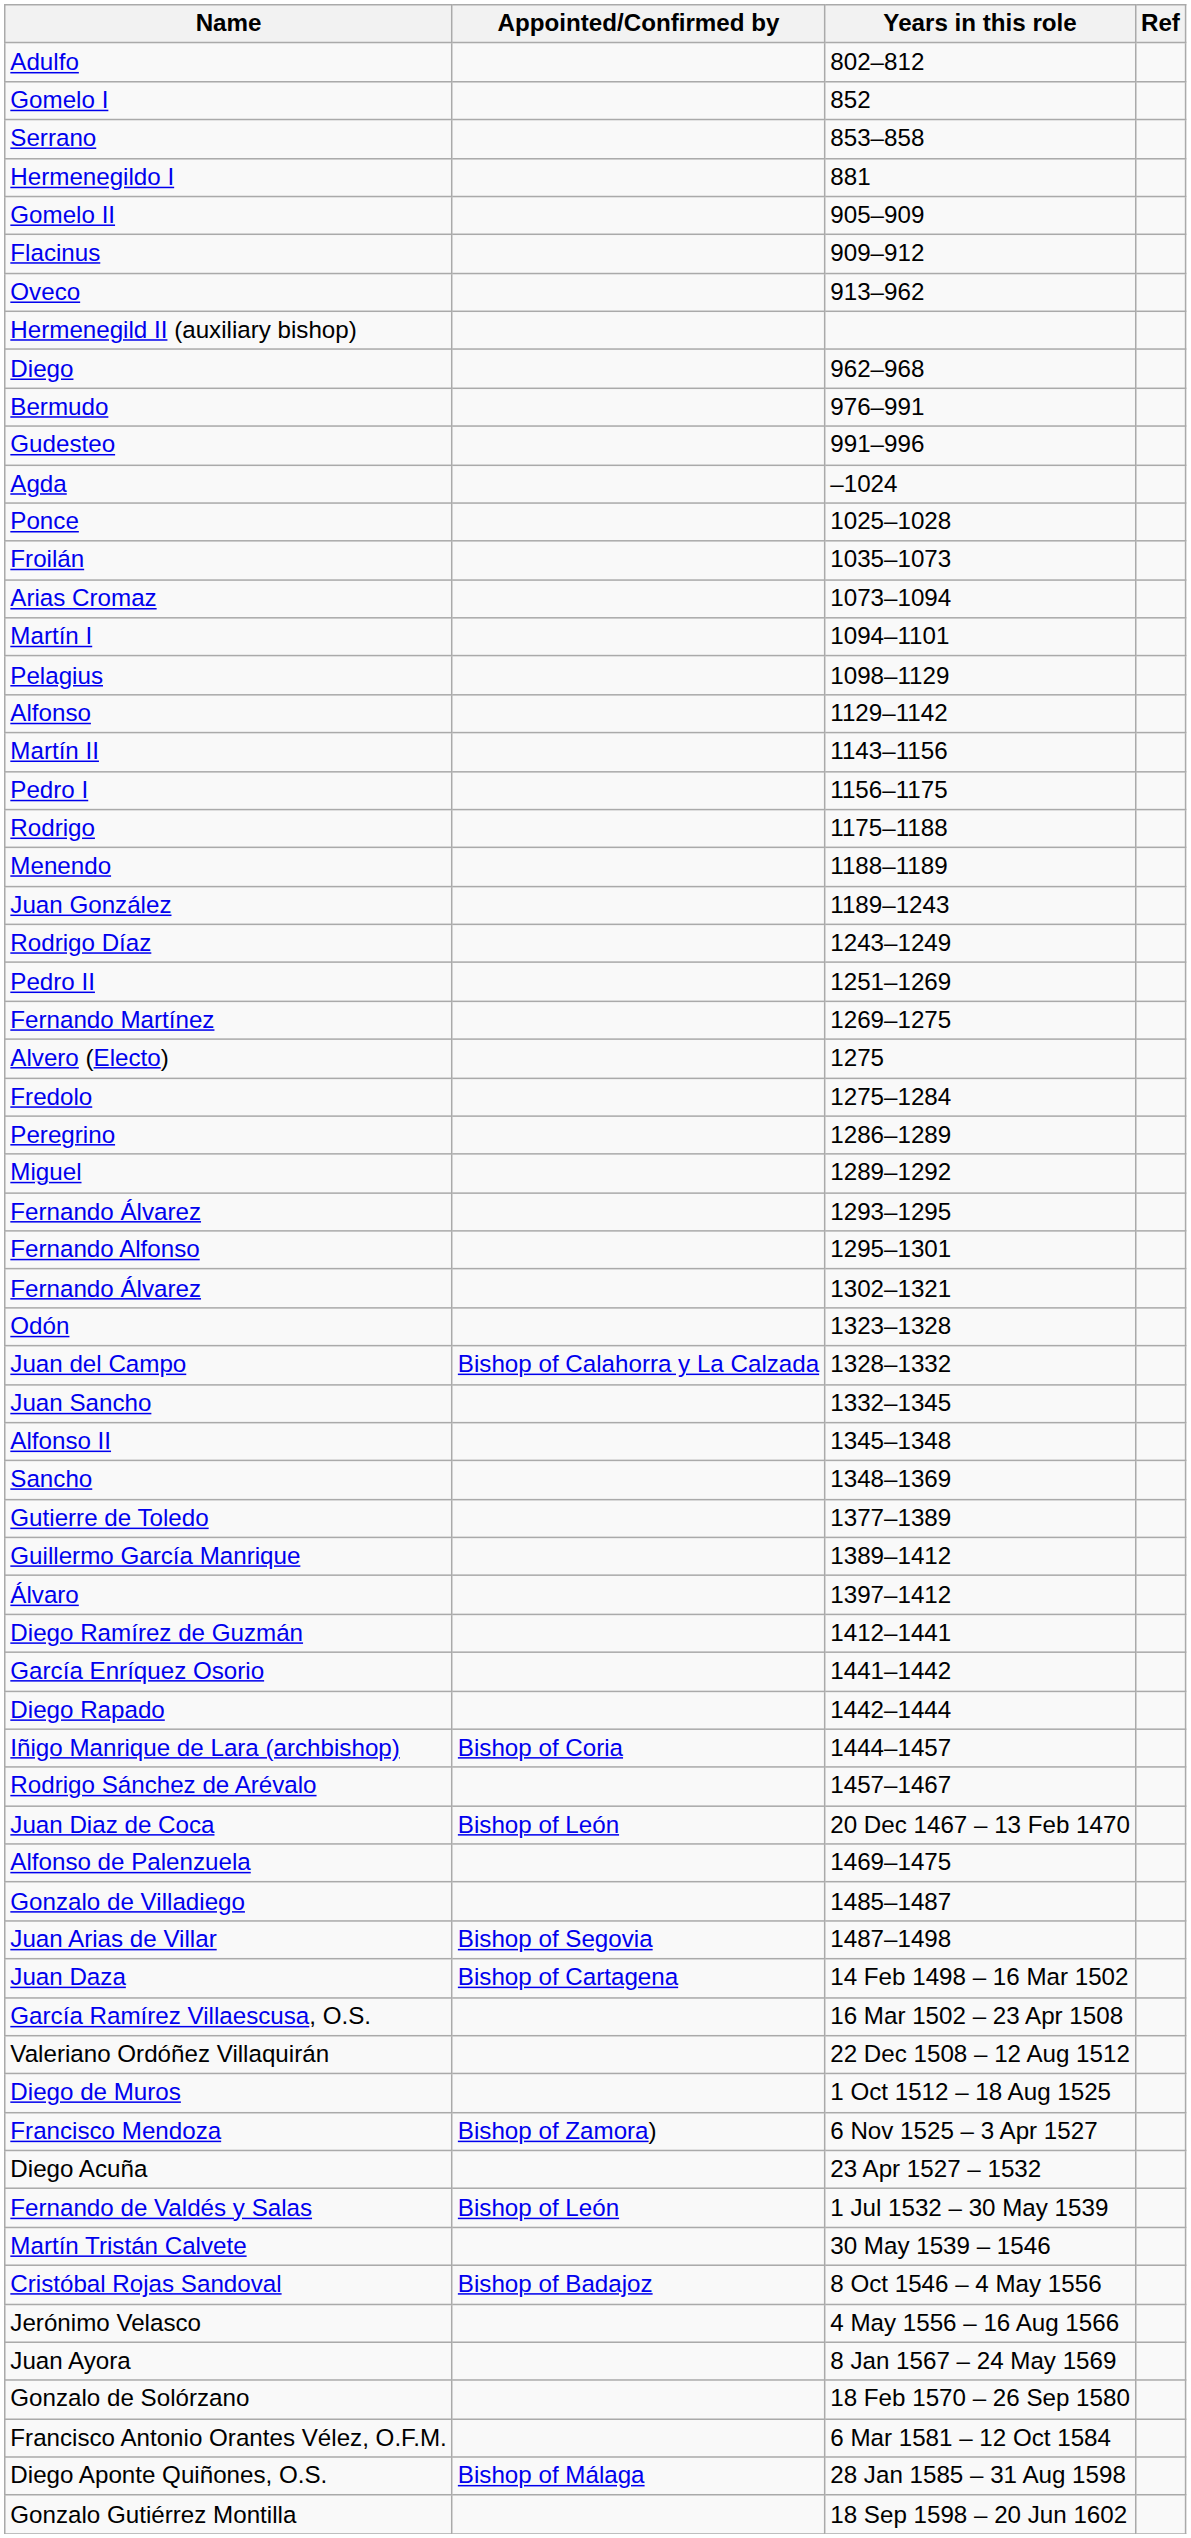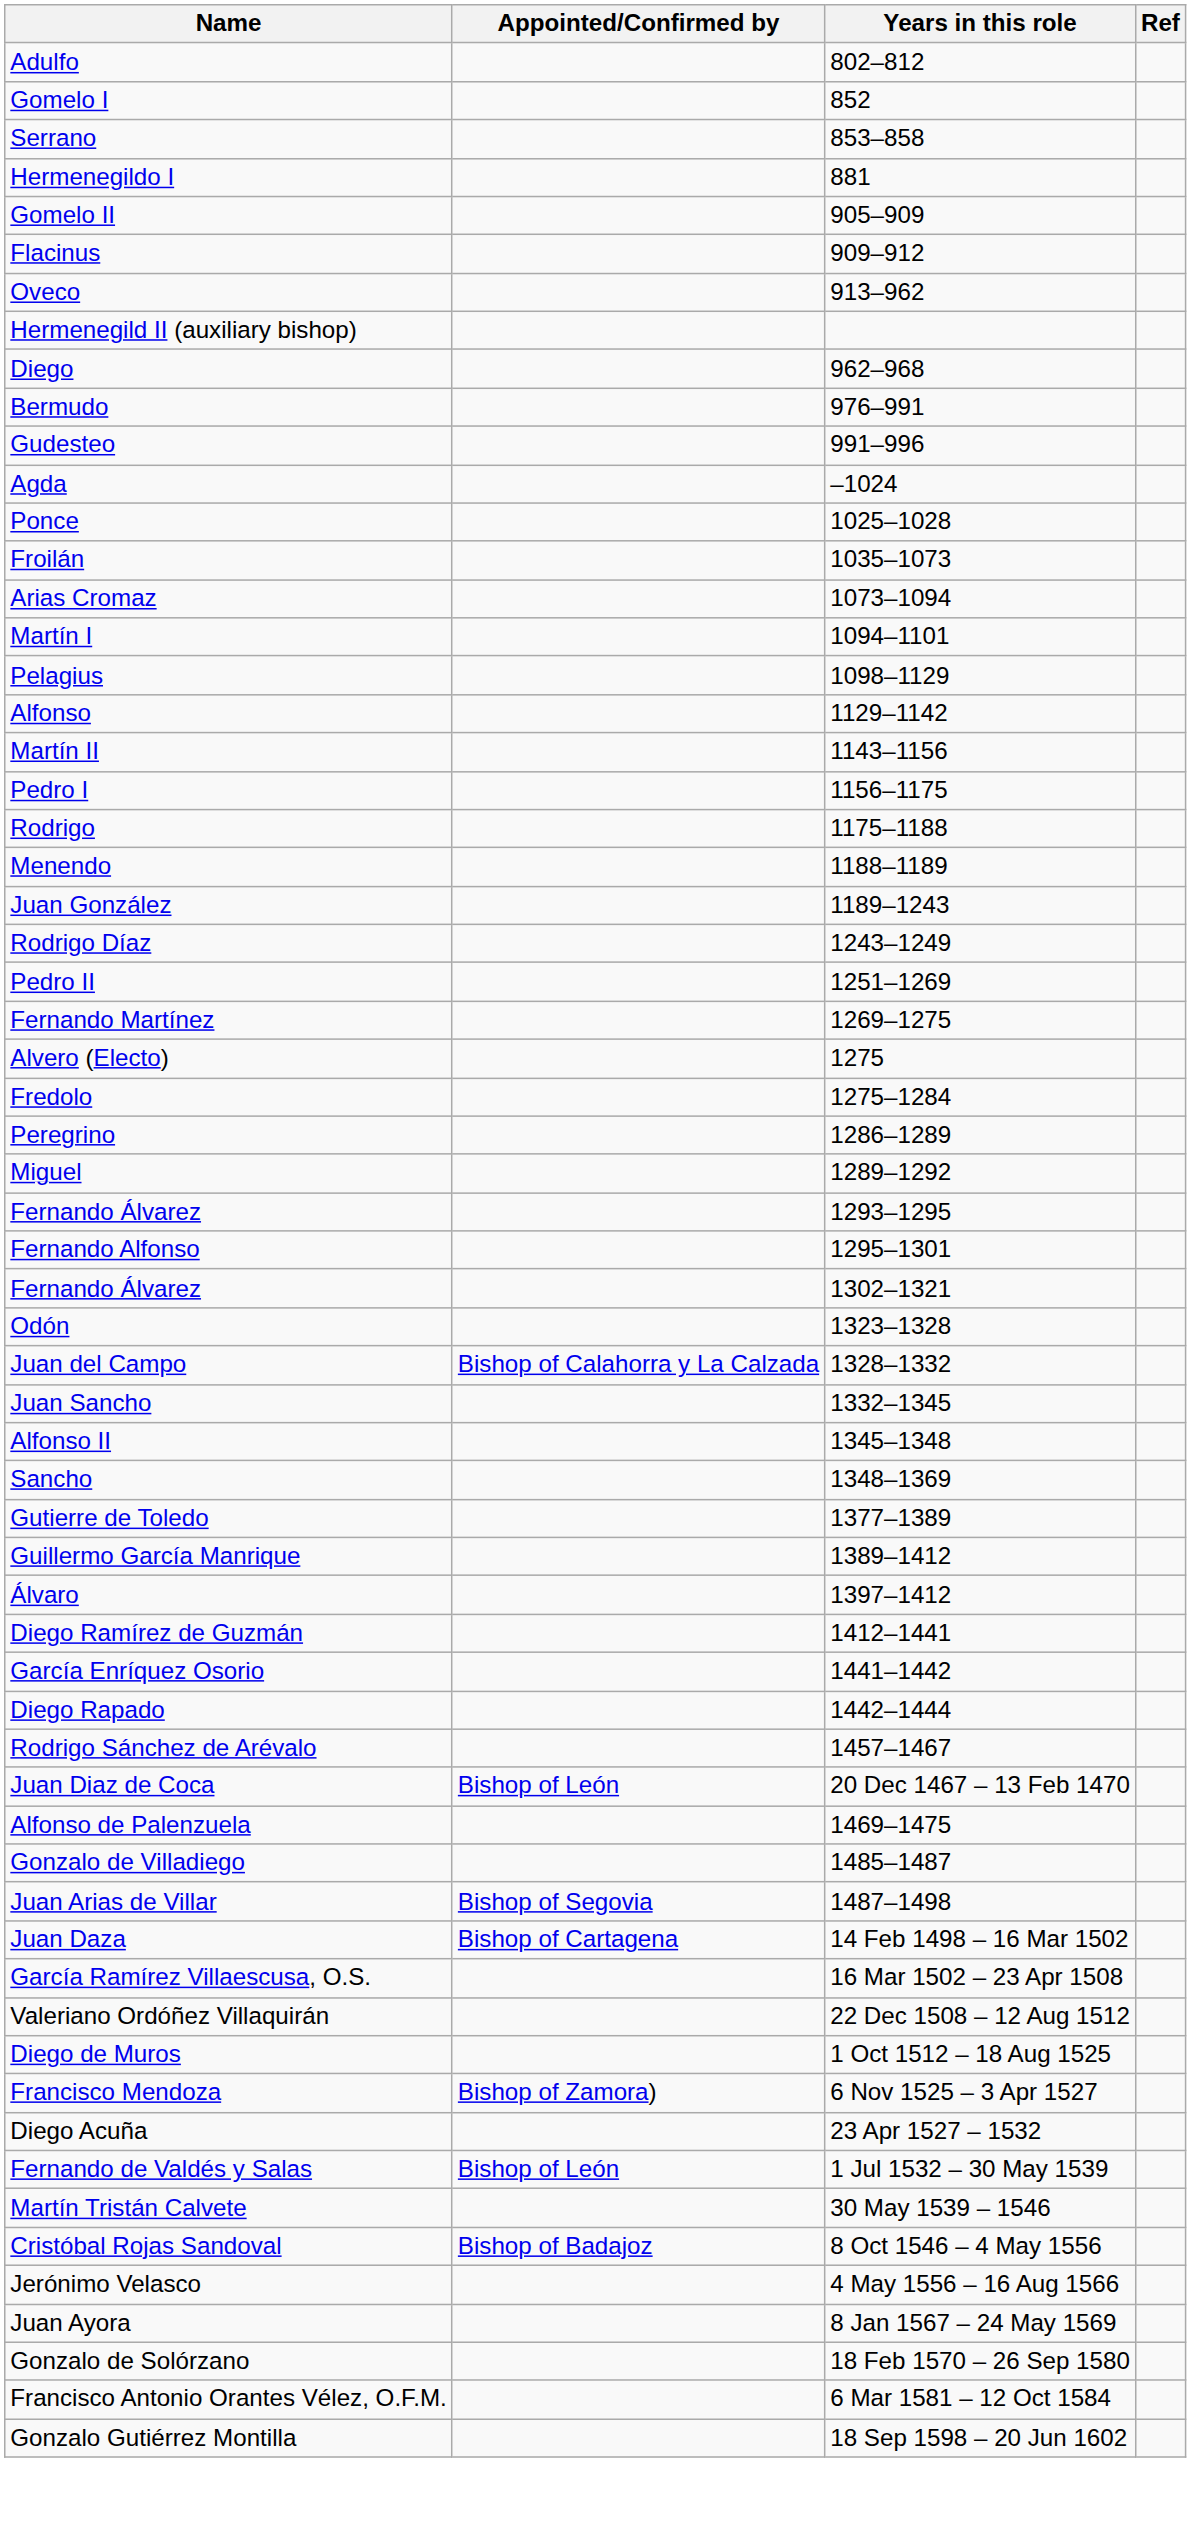- row: (205, 1747)
- row: (169, 2475)
